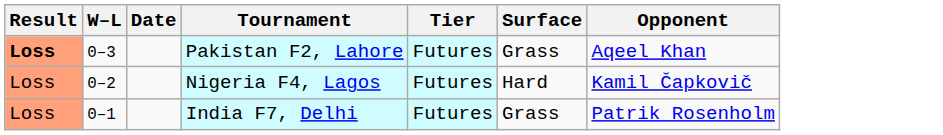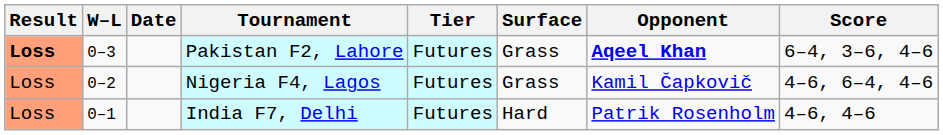+ column: (859, 20)
(649, 51) normal -> (649, 51) bold
(525, 83) Hard -> (531, 83) Grass
(531, 114) Grass -> (525, 114) Hard
